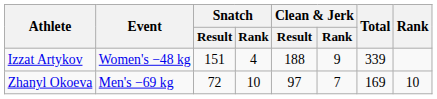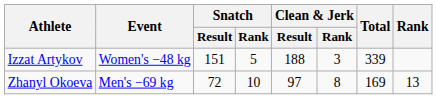(254, 60) 4 -> (254, 60) 5
(337, 60) 9 -> (337, 60) 3
(337, 82) 7 -> (337, 82) 8
(413, 82) 10 -> (413, 82) 13
